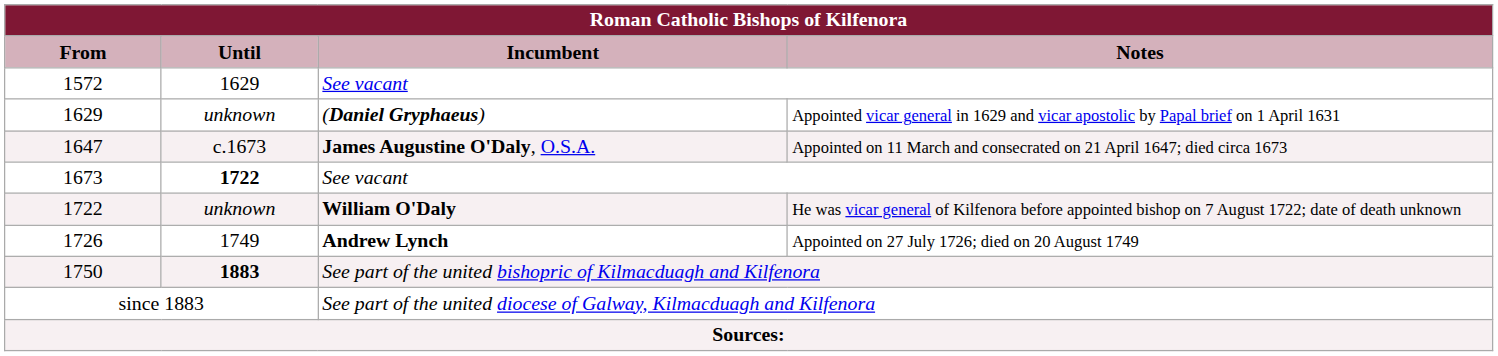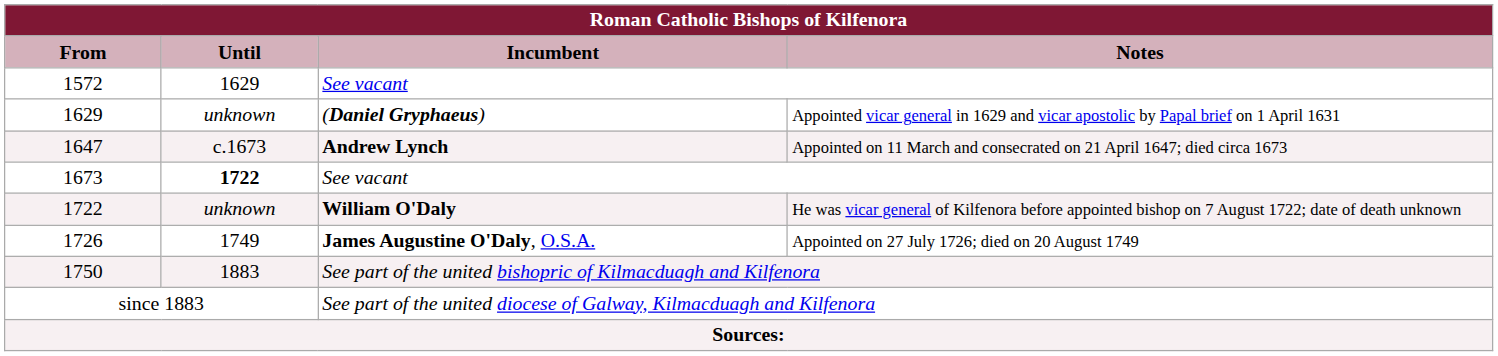(459, 146) James Augustine O'Daly, O.S.A. -> (385, 146) Andrew Lynch
(385, 240) Andrew Lynch -> (459, 240) James Augustine O'Daly, O.S.A.
(240, 271) bold -> (240, 271) normal
